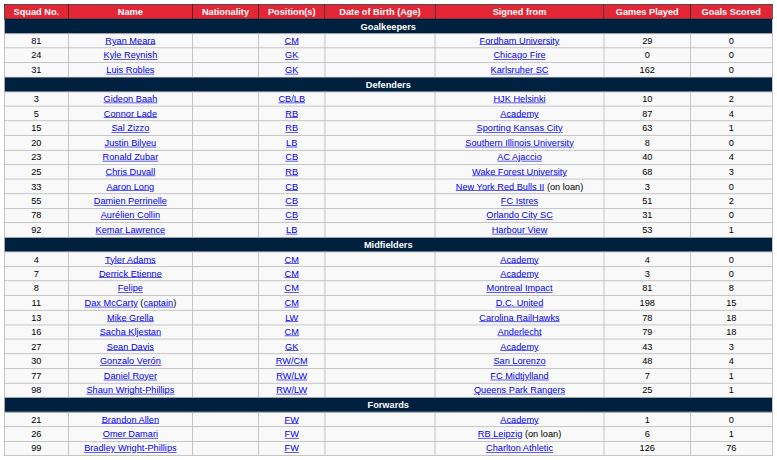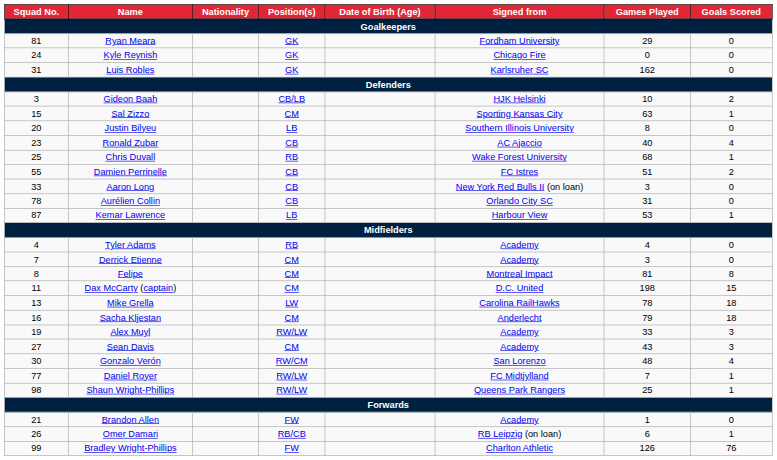(292, 41) CM -> (292, 41) GK
- row: (130, 114)
(292, 128) RB -> (292, 114) CM
(731, 172) 3 -> (731, 158) 1
rows swapped: (130, 187) <-> (130, 201)
(36, 230) 92 -> (36, 216) 87
(292, 260) CM -> (292, 245) RB
+ row: (130, 332)
(292, 347) GK -> (292, 347) CM
(292, 434) FW -> (292, 434) RB/CB
